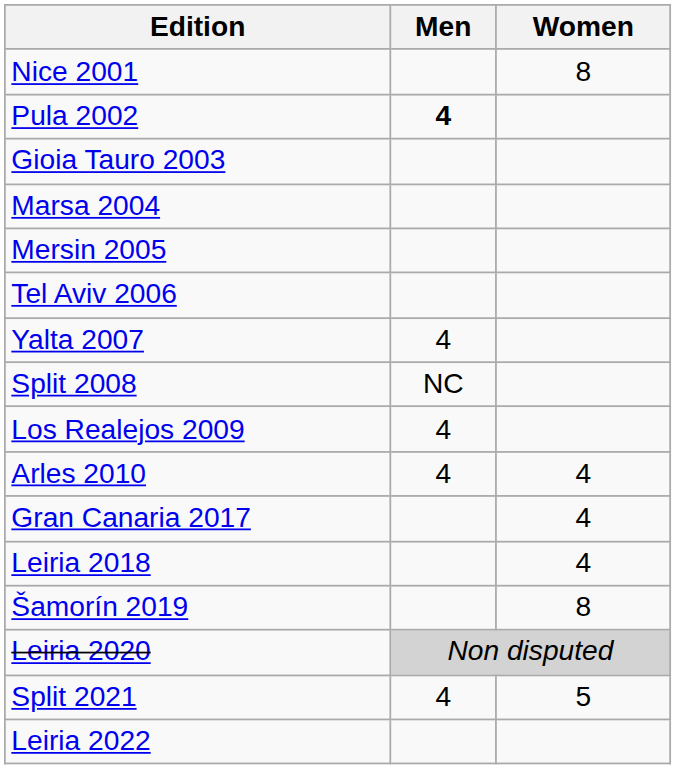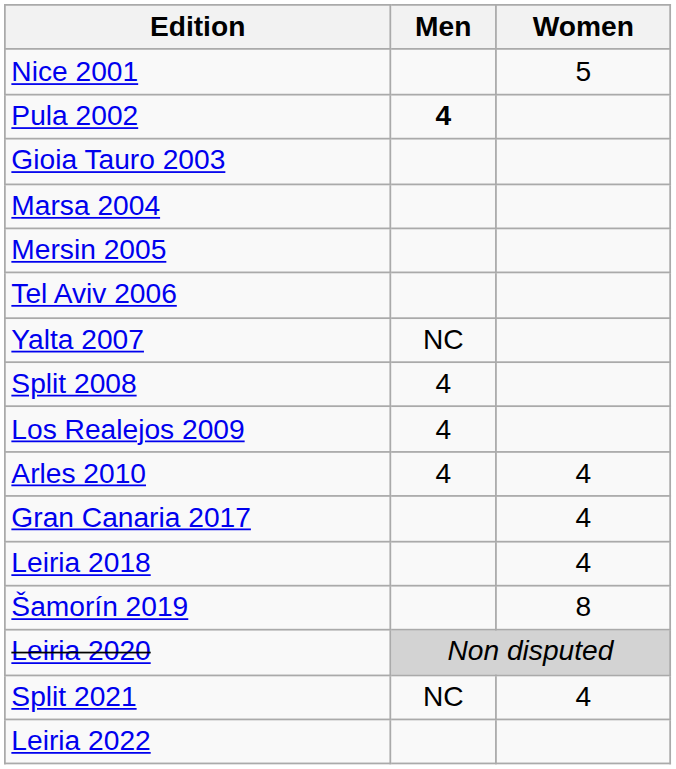(583, 71) 8 -> (583, 71) 5
(443, 339) 4 -> (443, 339) NC
(443, 384) NC -> (443, 384) 4
(443, 696) 4 -> (443, 696) NC
(583, 696) 5 -> (583, 696) 4
